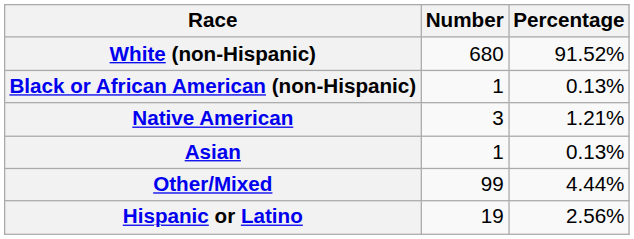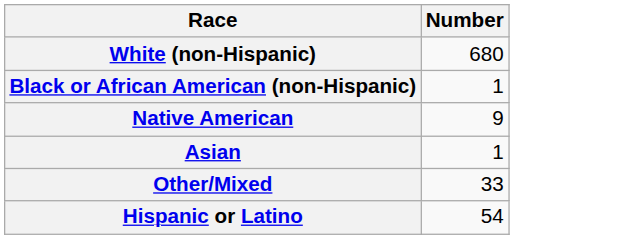- column: (569, 20)
(498, 119) 3 -> (498, 119) 9
(492, 184) 99 -> (492, 184) 33
(492, 217) 19 -> (492, 217) 54
